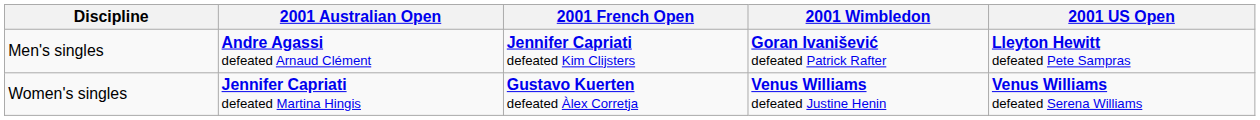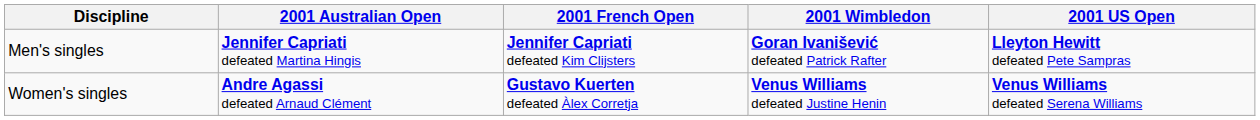(296, 51) Andre Agassi defeated Arnaud Clément -> (291, 51) Jennifer Capriati defeated Martina Hingis
(291, 94) Jennifer Capriati defeated Martina Hingis -> (296, 94) Andre Agassi defeated Arnaud Clément
